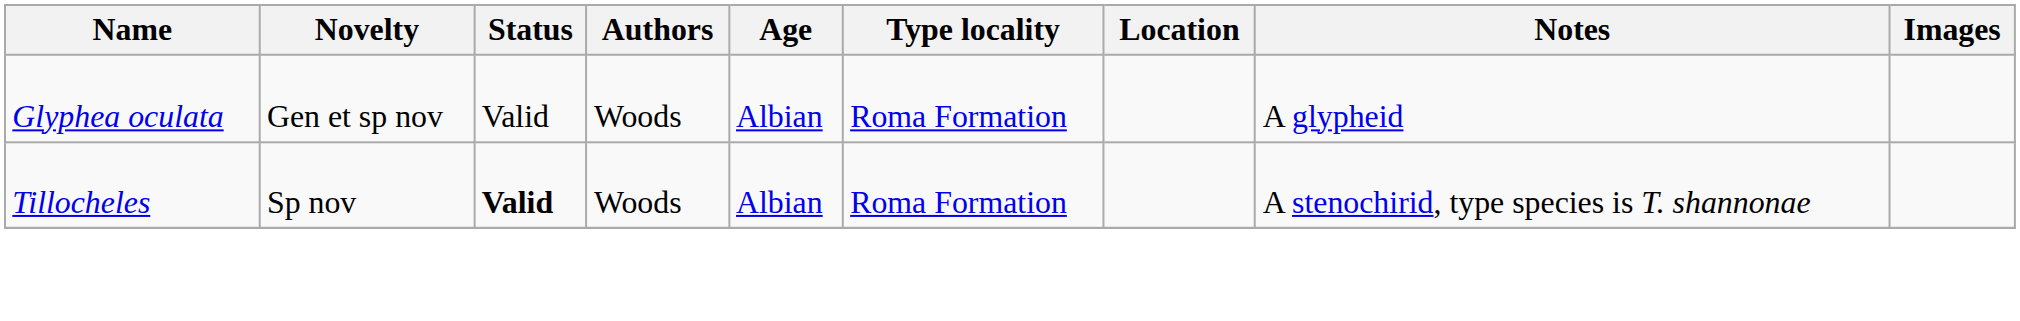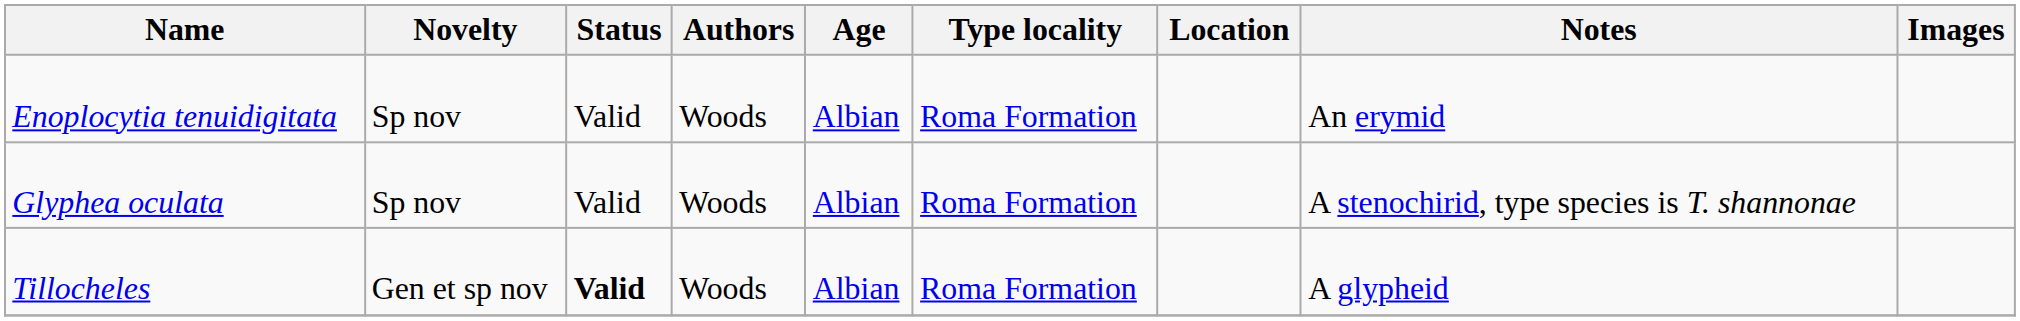+ row: (175, 116)
(355, 116) Gen et sp nov -> (416, 202) Sp nov
(1333, 116) A glypheid -> (1582, 202) A stenochirid, type species is T. shannonae
(312, 202) Sp nov -> (460, 288) Gen et sp nov
(1537, 202) A stenochirid, type species is T. shannonae -> (1378, 288) A glypheid
